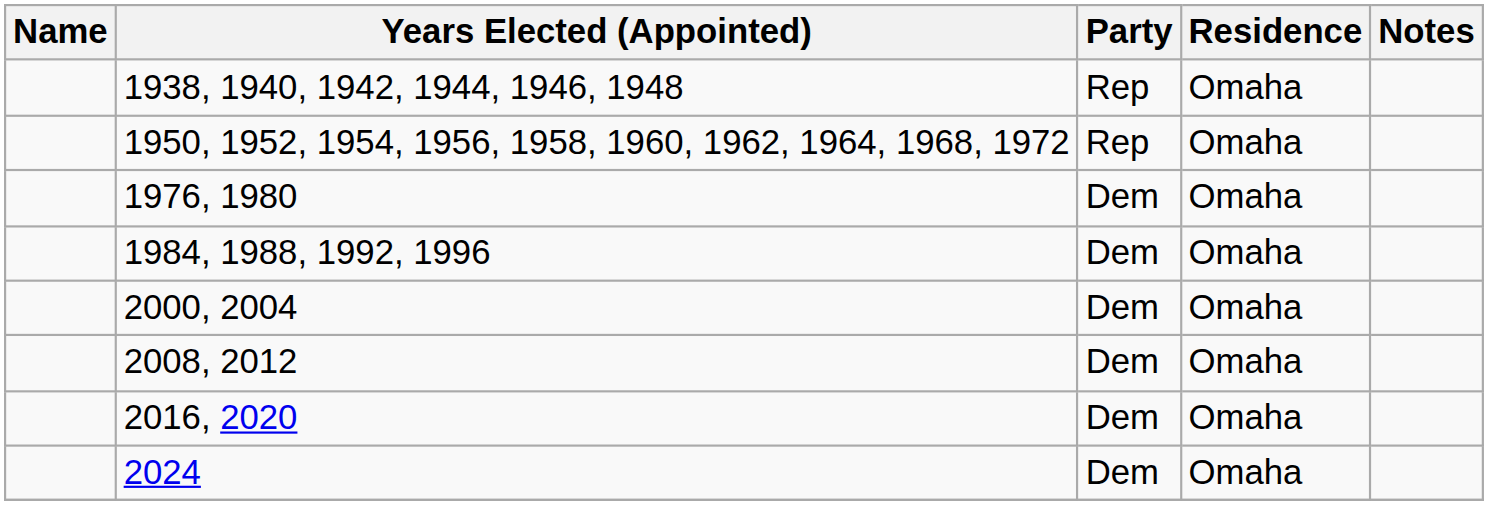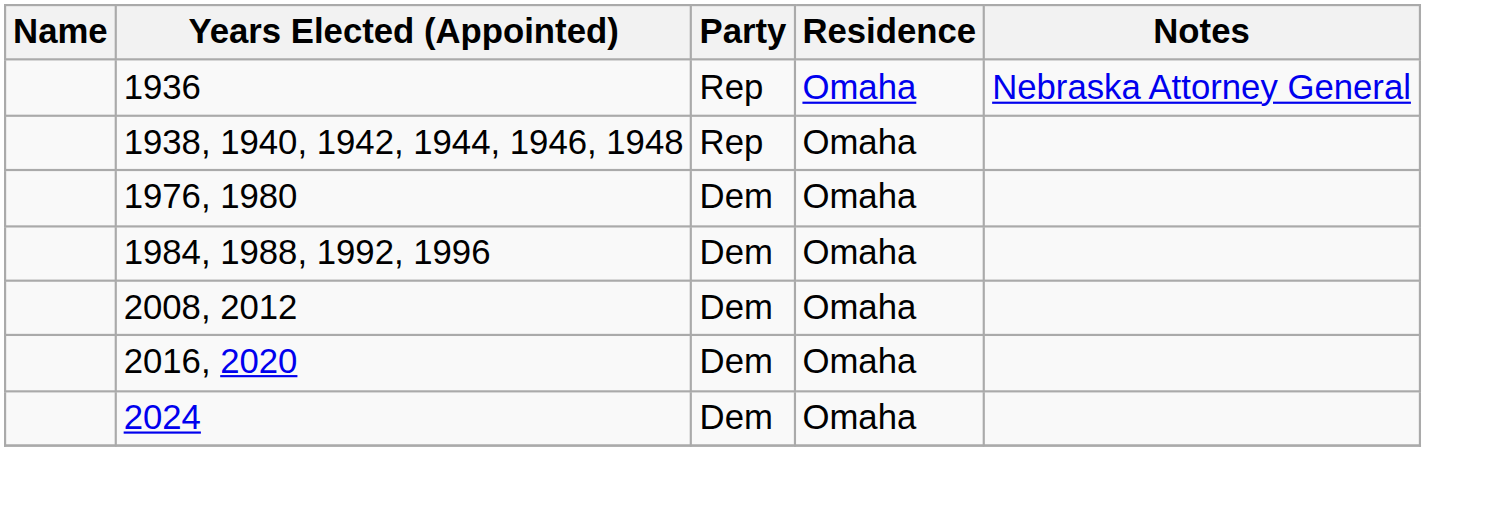+ row: (162, 87)
- row: (597, 142)
- row: (211, 307)
